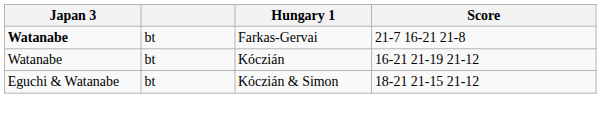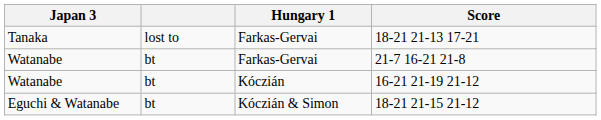+ row: (427, 37)
(38, 37) bold -> (35, 59) normal
